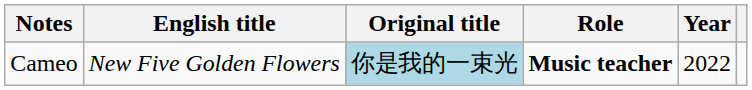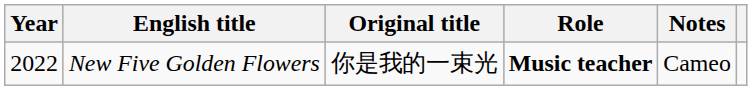columns swapped: (707, 23) <-> (44, 23)
(434, 62) lightblue background -> (414, 62) no background
